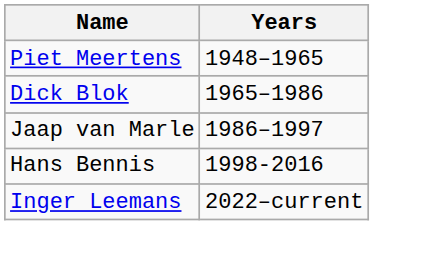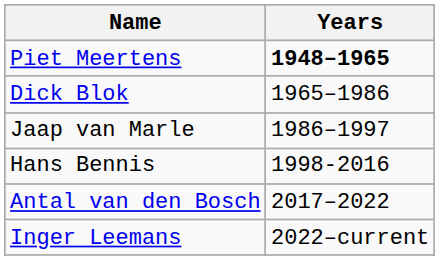(264, 59) normal -> (330, 59) bold
+ row: (135, 202)
